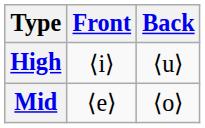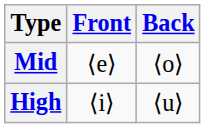rows swapped: (36, 62) <-> (36, 102)
